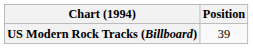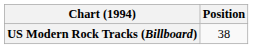(224, 33) 39 -> (224, 33) 38
